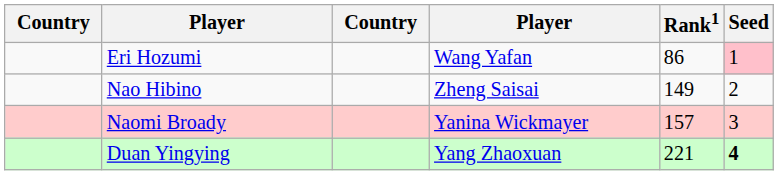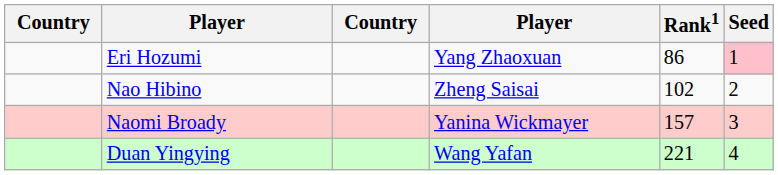(483, 57) Wang Yafan -> (498, 57) Yang Zhaoxuan
(679, 89) 149 -> (679, 89) 102
(498, 153) Yang Zhaoxuan -> (483, 153) Wang Yafan
(734, 153) bold -> (734, 153) normal
